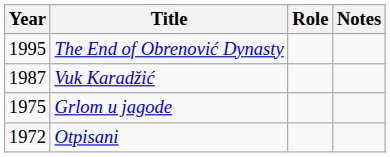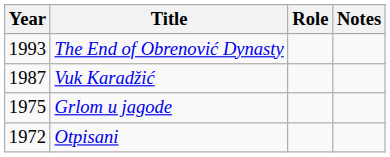(27, 48) 1995 -> (27, 48) 1993
